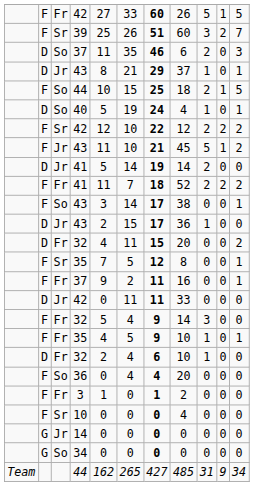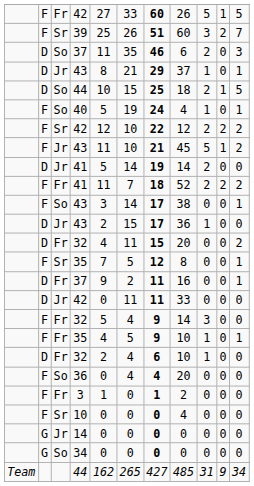(45, 90) F -> (45, 90) D
(45, 109) D -> (45, 109) F
(45, 281) F -> (45, 281) D
